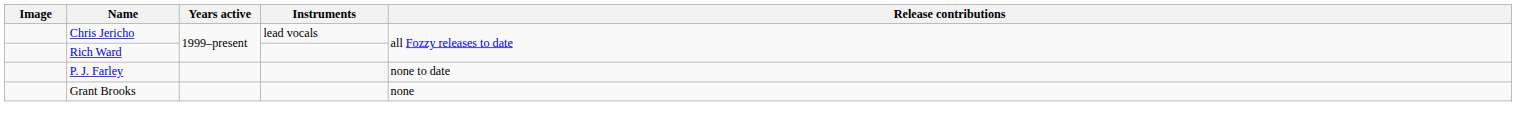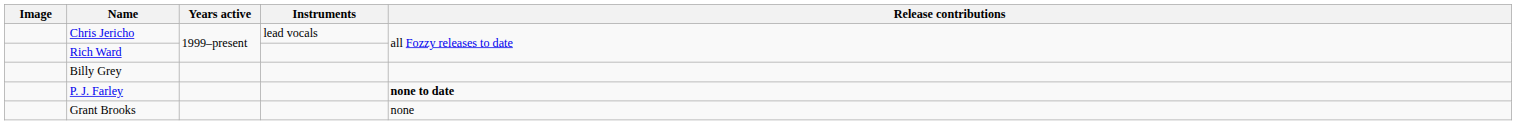+ row: (96, 71)
(420, 71) normal -> (422, 91) bold
